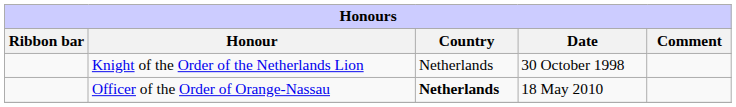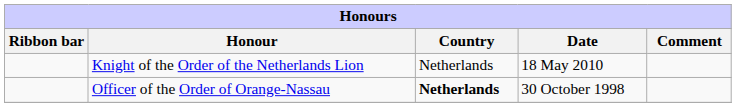(573, 65) 30 October 1998 -> (562, 65) 18 May 2010
(562, 89) 18 May 2010 -> (573, 89) 30 October 1998
